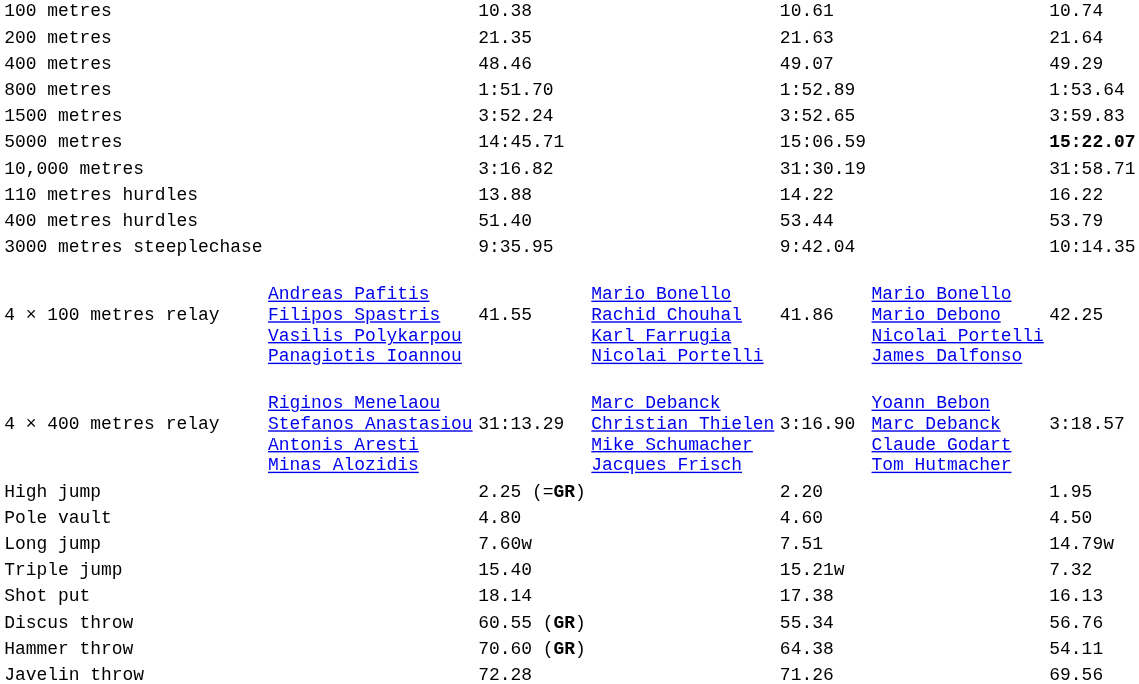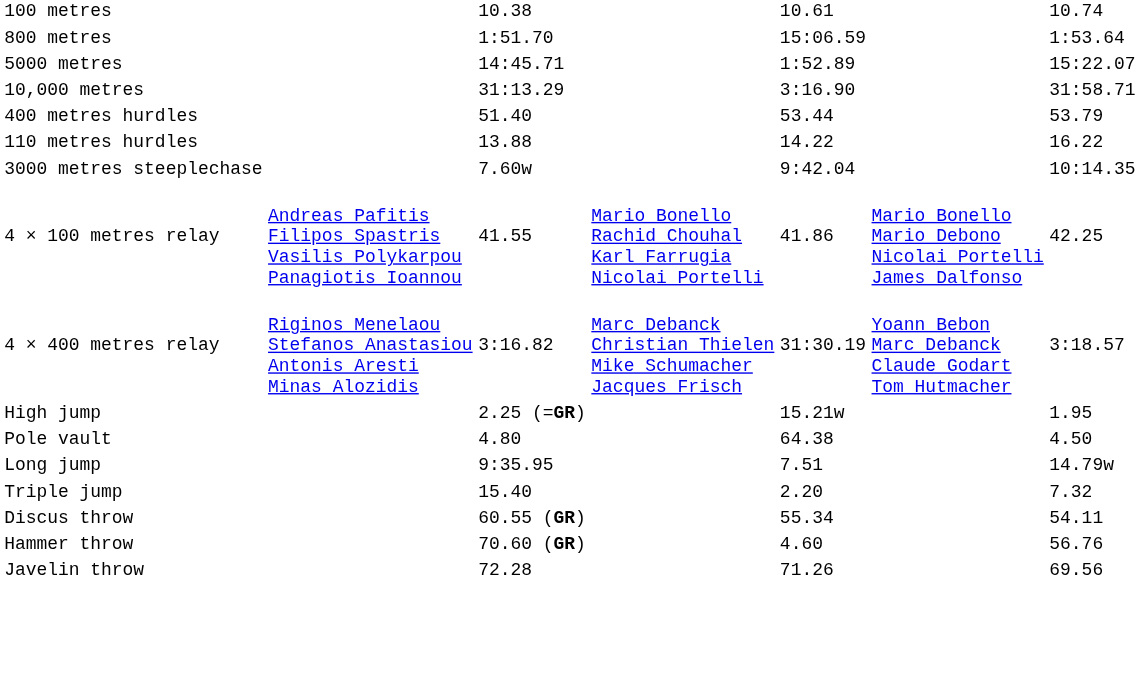- row: (58, 38)
- row: (58, 64)
(818, 90) 1:52.89 -> (823, 38) 15:06.59
- row: (63, 116)
(823, 143) 15:06.59 -> (818, 64) 1:52.89
(1092, 143) bold -> (1092, 64) normal
(516, 169) 3:16.82 -> (521, 90) 31:13.29
(823, 169) 31:30.19 -> (818, 90) 3:16.90
rows swapped: (101, 195) <-> (101, 221)
(516, 247) 9:35.95 -> (505, 169) 7.60w
(521, 424) 31:13.29 -> (516, 345) 3:16.82
(818, 424) 3:16.90 -> (823, 345) 31:30.19
(801, 492) 2.20 -> (812, 413) 15.21w
(801, 518) 4.60 -> (807, 439) 64.38
(505, 544) 7.60w -> (516, 466) 9:35.95
(812, 570) 15.21w -> (801, 492) 2.20
- row: (47, 597)
(1076, 623) 56.76 -> (1076, 518) 54.11
(807, 649) 64.38 -> (801, 544) 4.60
(1076, 649) 54.11 -> (1076, 544) 56.76
